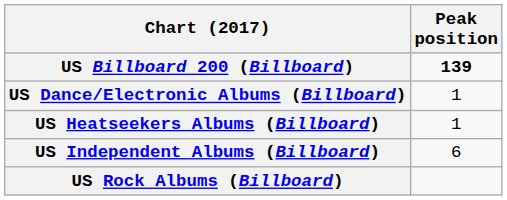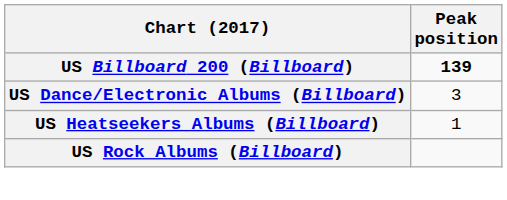(456, 96) 1 -> (456, 96) 3
- row: (207, 153)
